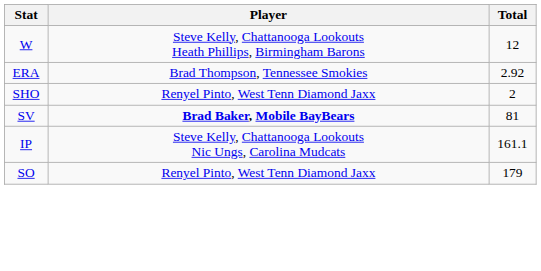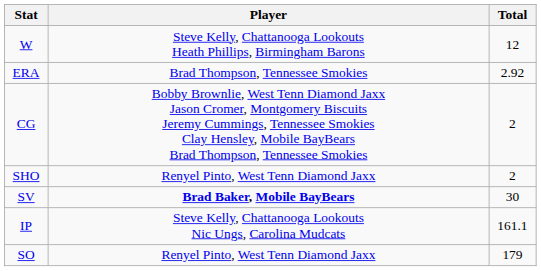+ row: (26, 124)
(512, 115) 81 -> (512, 197) 30
